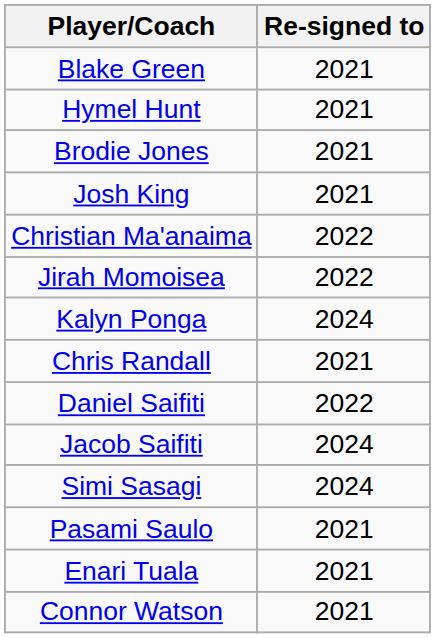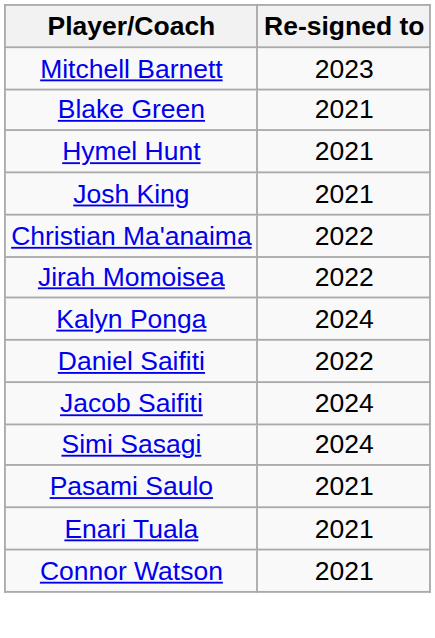+ row: (131, 68)
- row: (131, 152)
- row: (131, 361)
